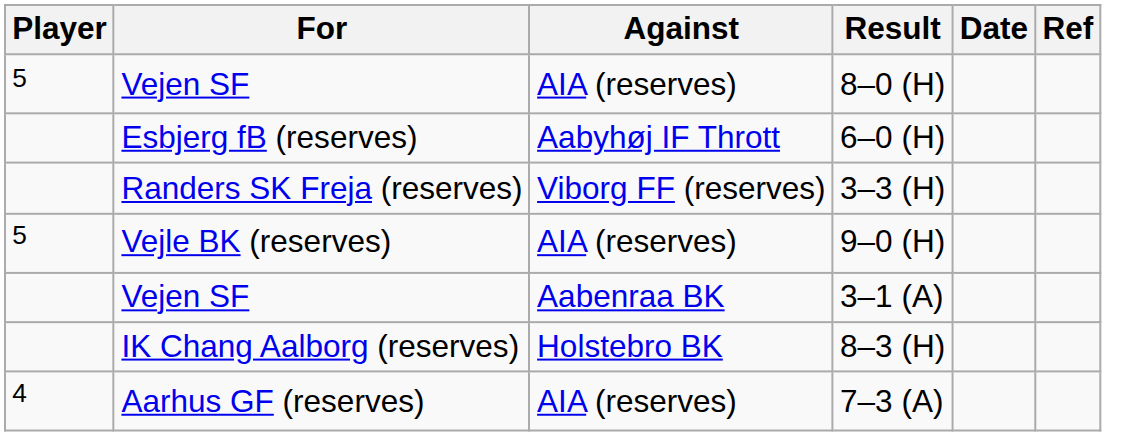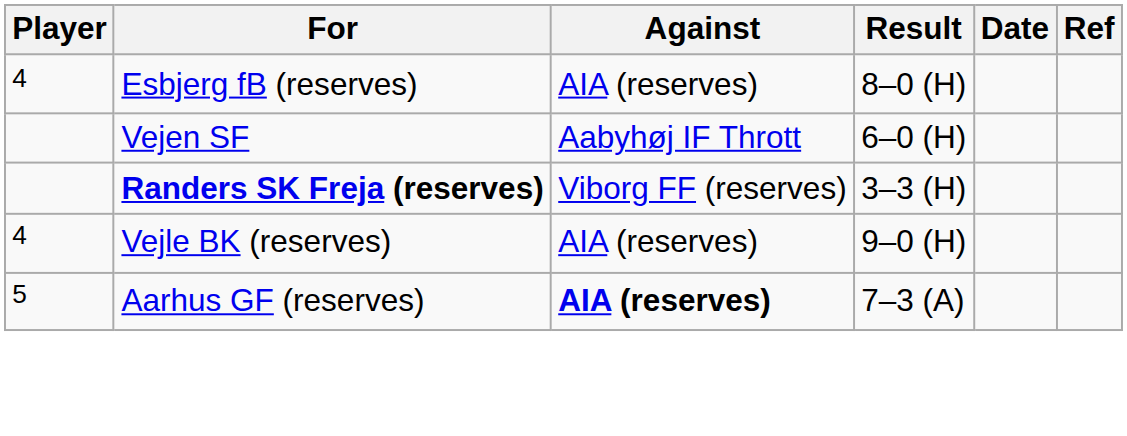(20, 77) 5 -> (20, 77) 4
(185, 83) Vejen SF -> (269, 83) Esbjerg fB (reserves)
(269, 137) Esbjerg fB (reserves) -> (185, 137) Vejen SF
(322, 187) normal -> (333, 187) bold
(20, 236) 5 -> (20, 236) 4
- row: (892, 296)
- row: (893, 346)
(20, 394) 4 -> (20, 294) 5
(637, 400) normal -> (665, 300) bold
